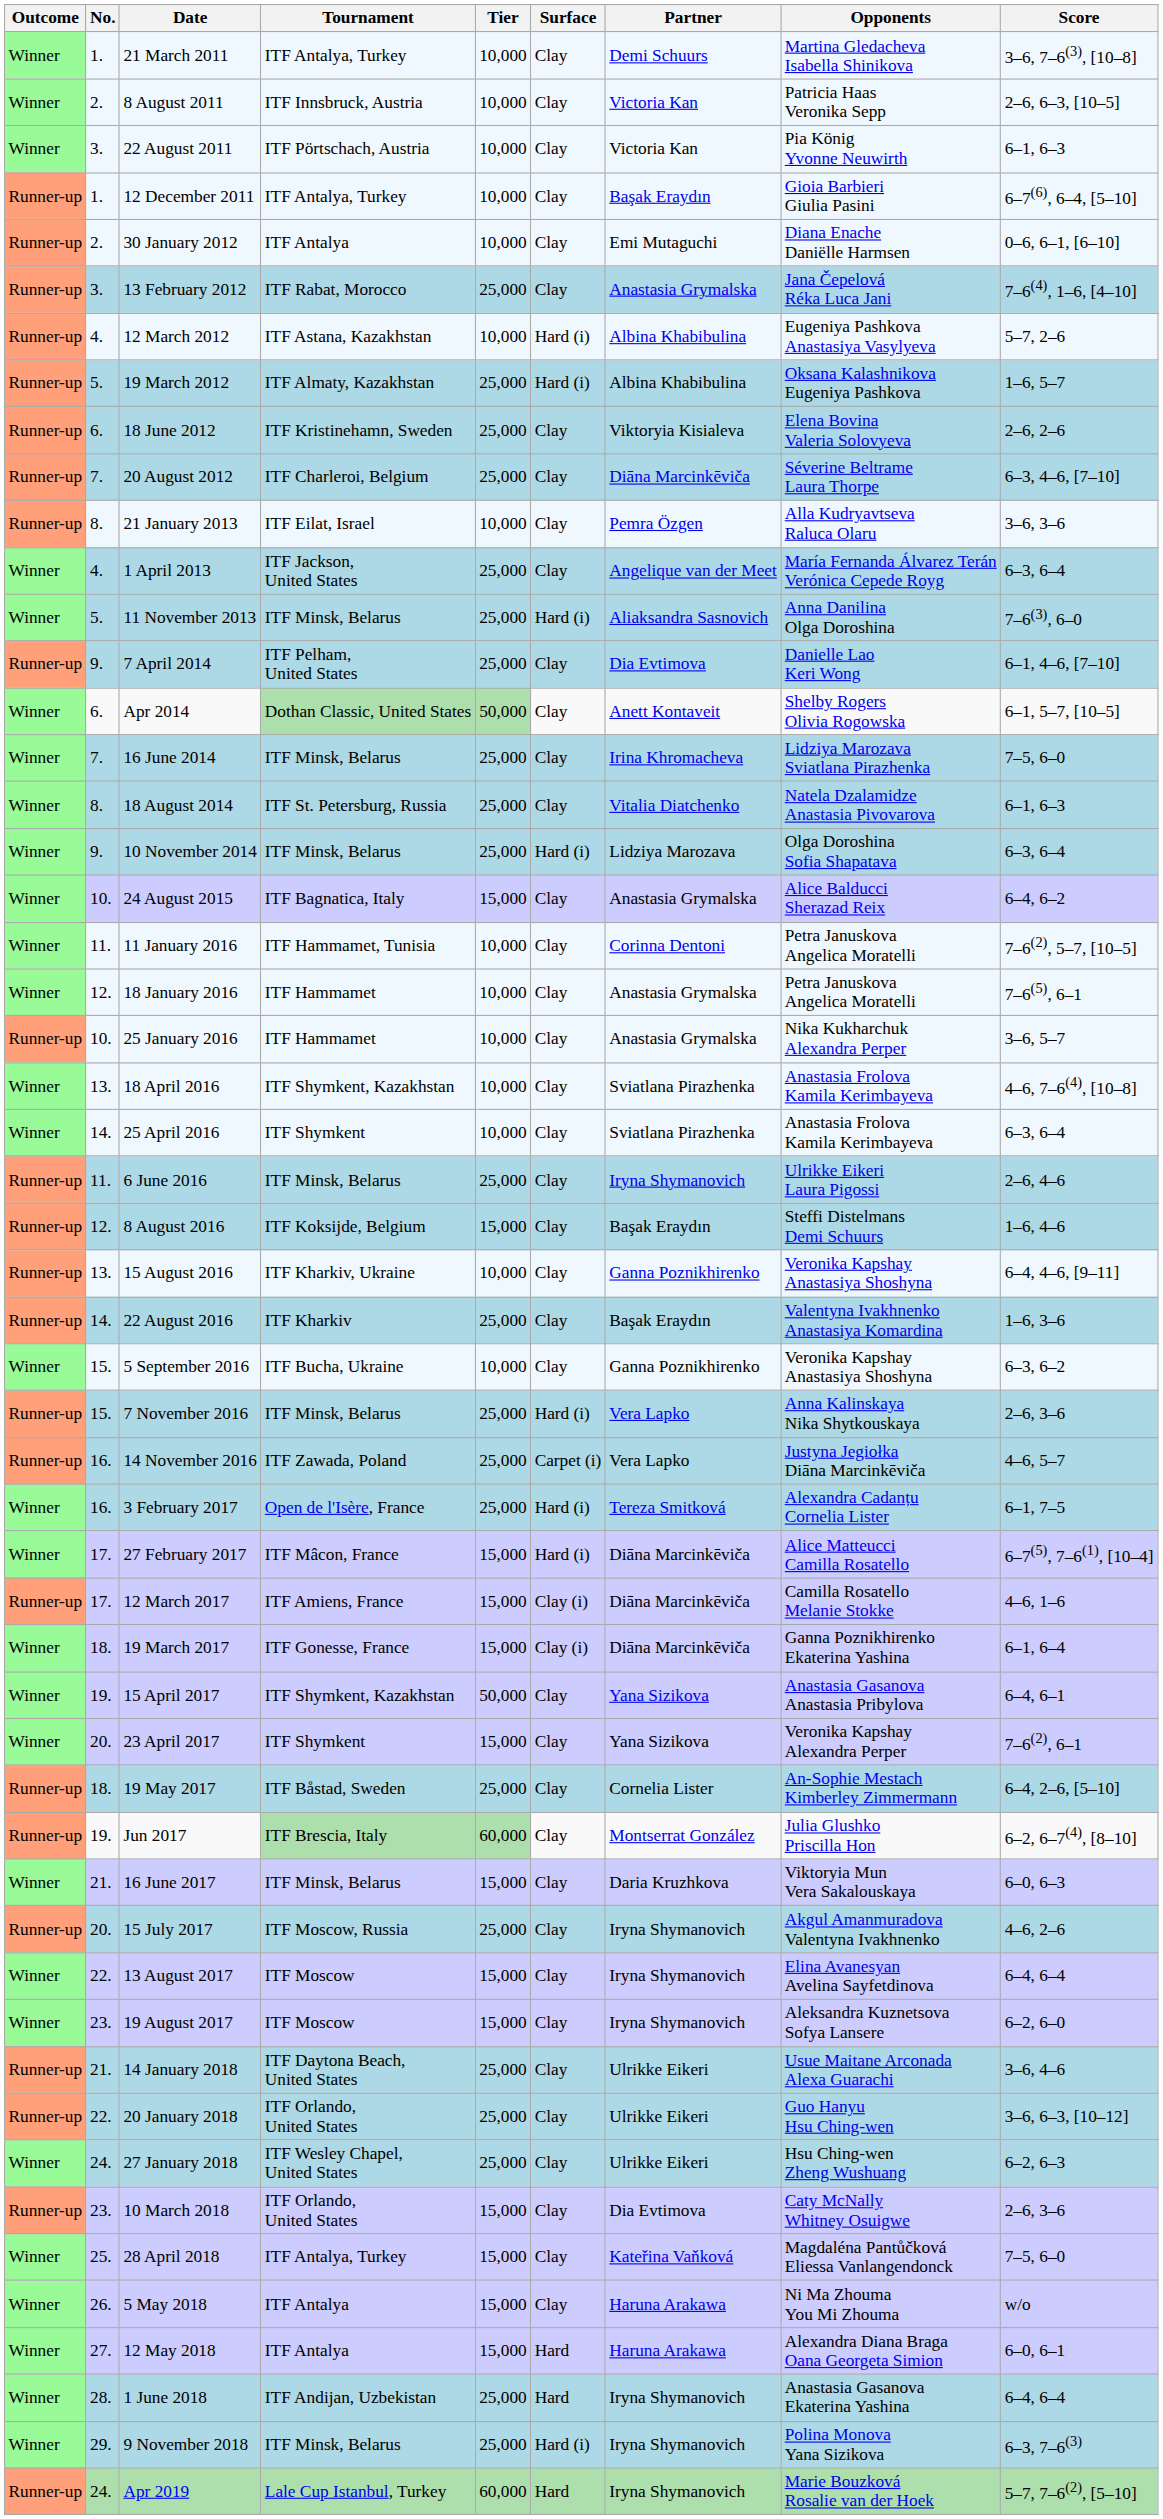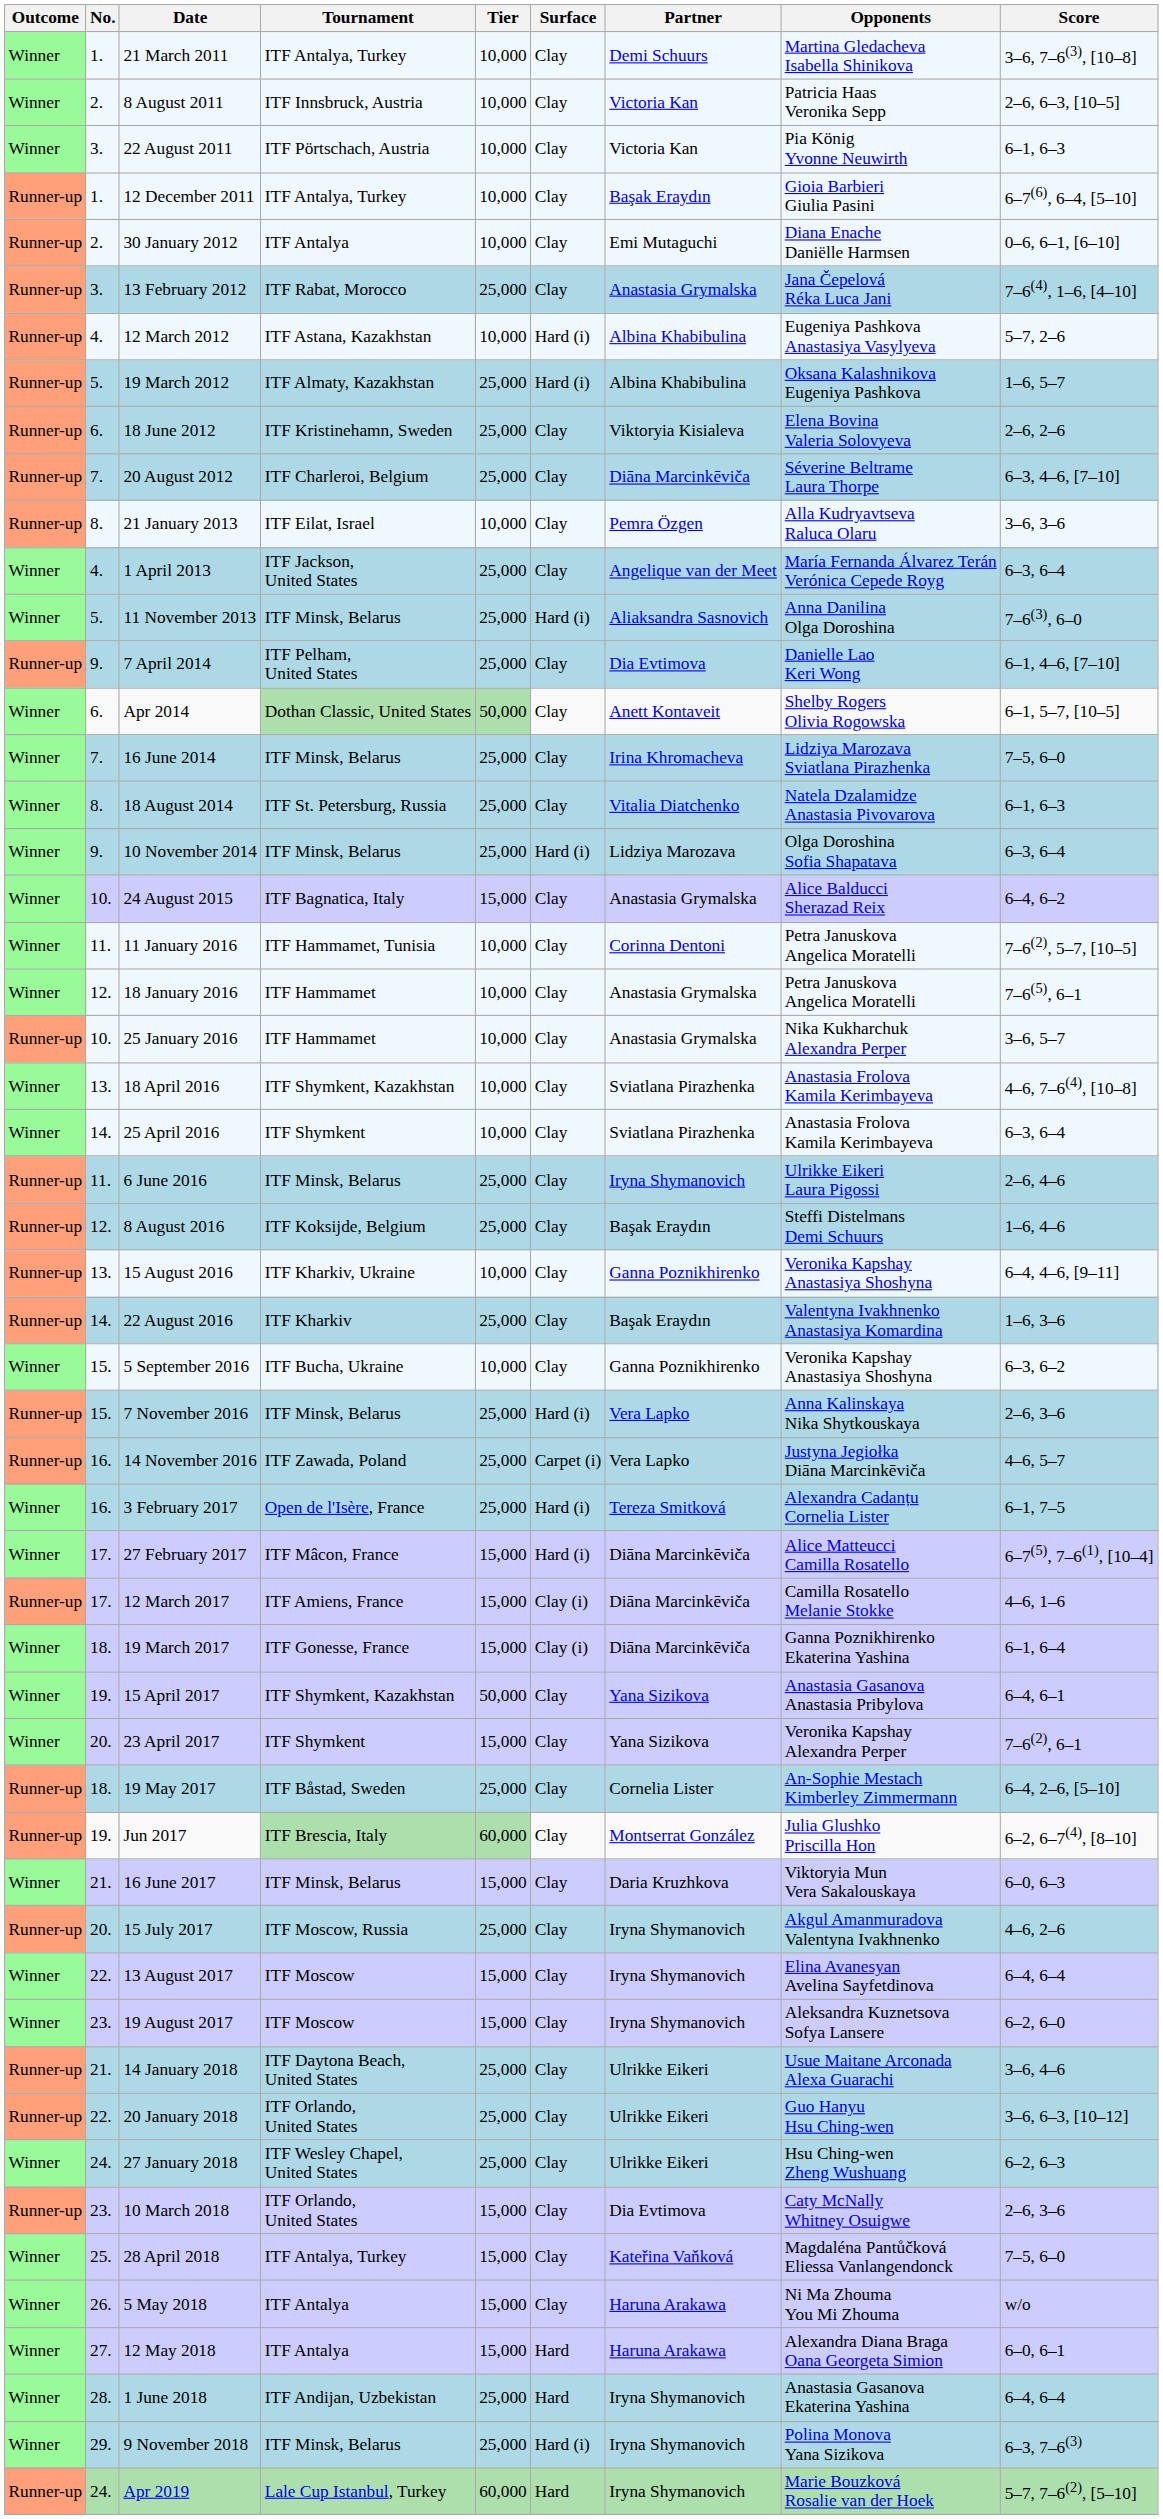(503, 1226) 15,000 -> (503, 1226) 25,000
